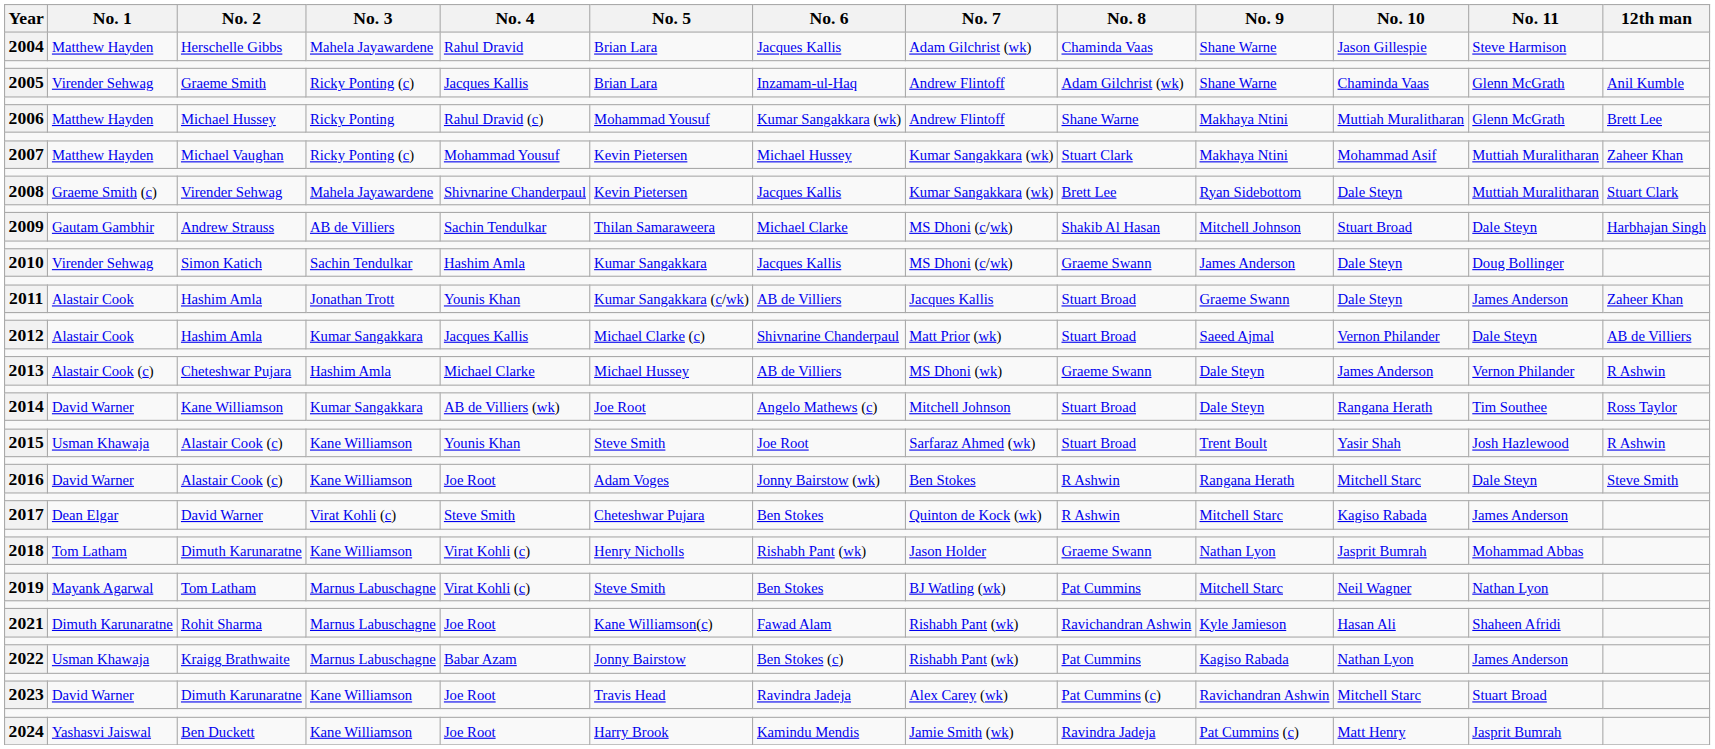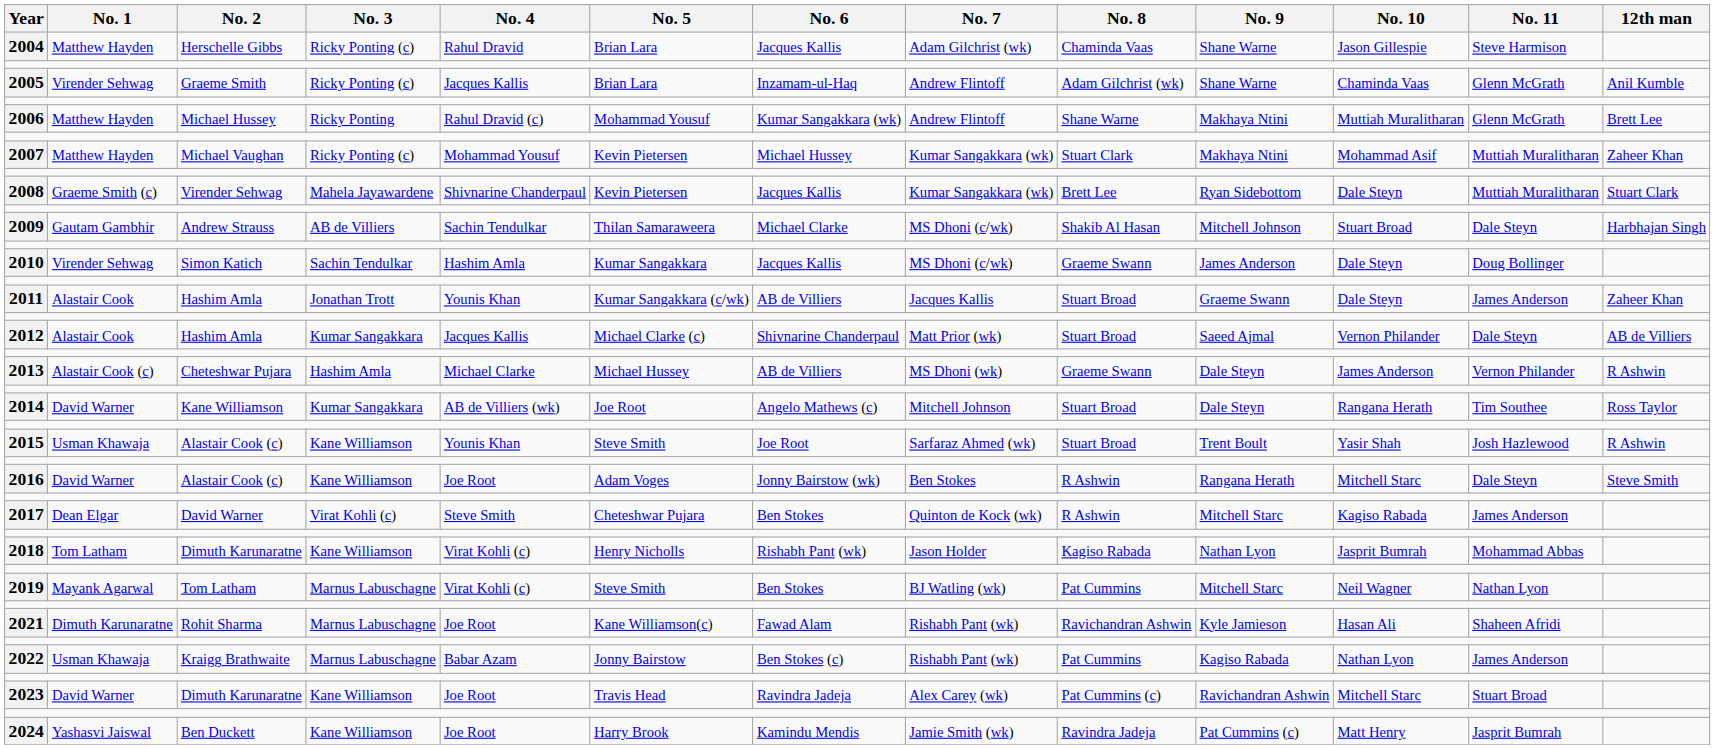(372, 47) Mahela Jayawardene -> (362, 47) Ricky Ponting (c)
(1106, 551) Graeme Swann -> (1106, 551) Kagiso Rabada
